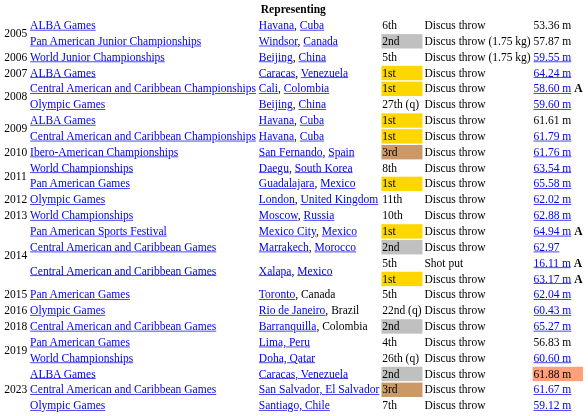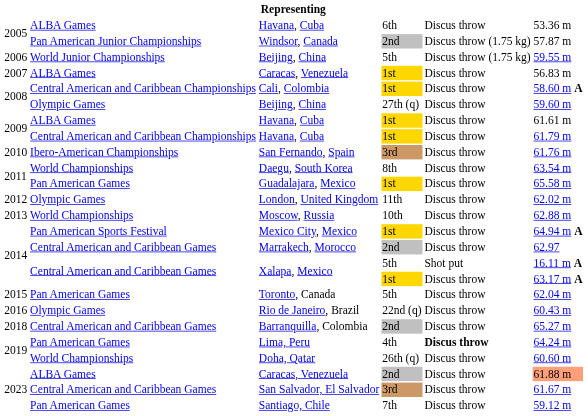(552, 73) 64.24 m -> (552, 73) 56.83 m
(455, 342) normal -> (456, 342) bold
(552, 342) 56.83 m -> (552, 342) 64.24 m
(68, 405) Olympic Games -> (80, 405) Pan American Games
